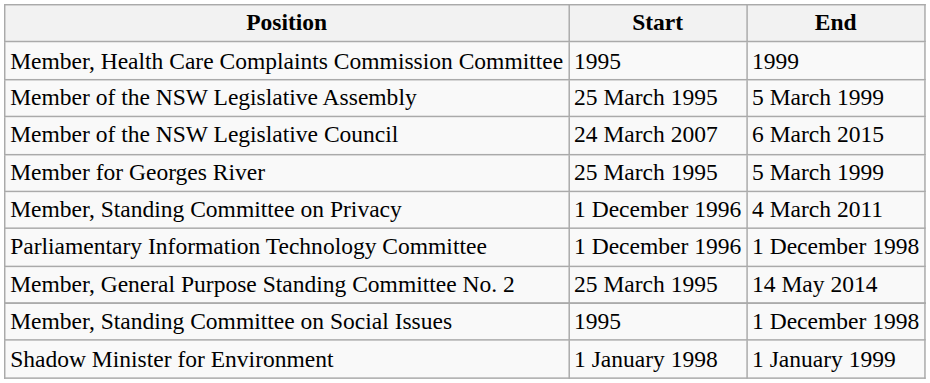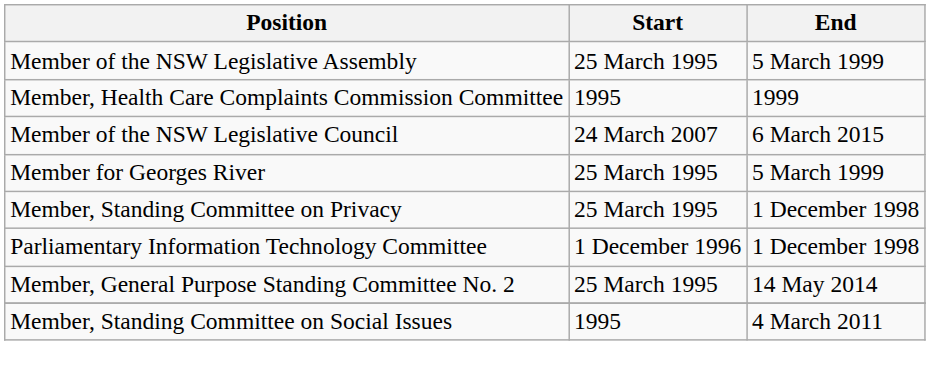rows swapped: (287, 60) <-> (213, 97)
(658, 209) 1 December 1996 -> (646, 209) 25 March 1995
(818, 209) 4 March 2011 -> (836, 209) 1 December 1998
(836, 321) 1 December 1998 -> (818, 321) 4 March 2011
- row: (172, 358)
